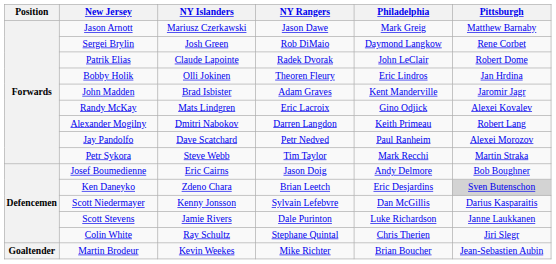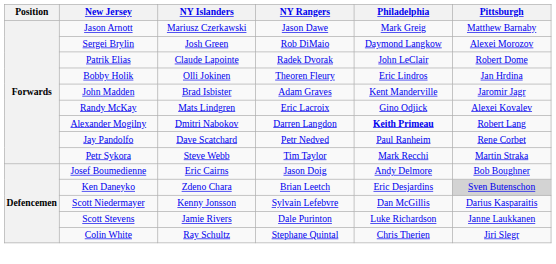(502, 44) Rene Corbet -> (502, 44) Alexei Morozov
(403, 124) normal -> (403, 124) bold
(502, 140) Alexei Morozov -> (502, 140) Rene Corbet
- row: (108, 251)
